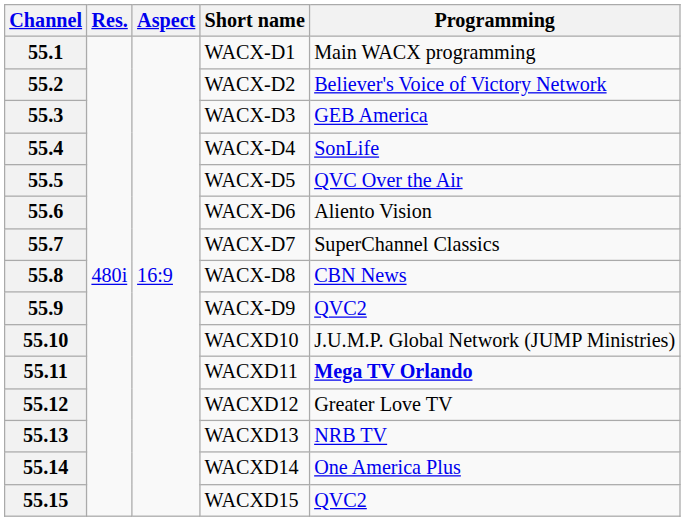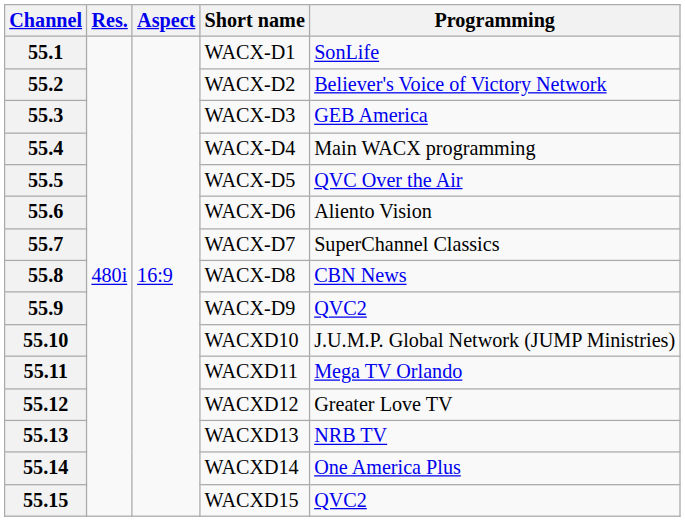(425, 52) Main WACX programming -> (347, 52) SonLife
(347, 148) SonLife -> (425, 148) Main WACX programming
(393, 372) bold -> (388, 372) normal
